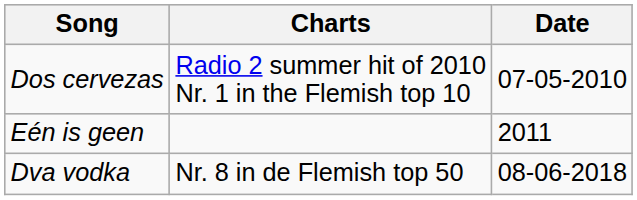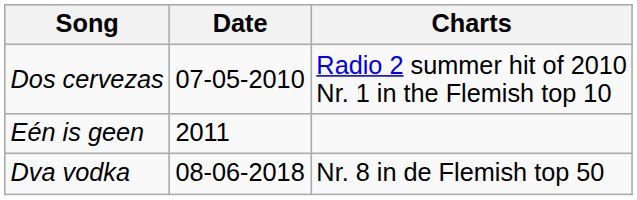columns swapped: (562, 24) <-> (331, 24)
